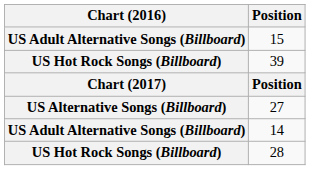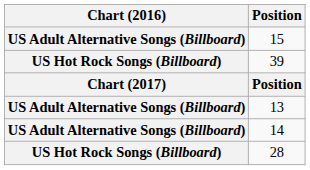+ row: (277, 107)
- row: (277, 107)
